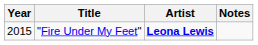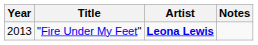(19, 31) 2015 -> (19, 31) 2013
